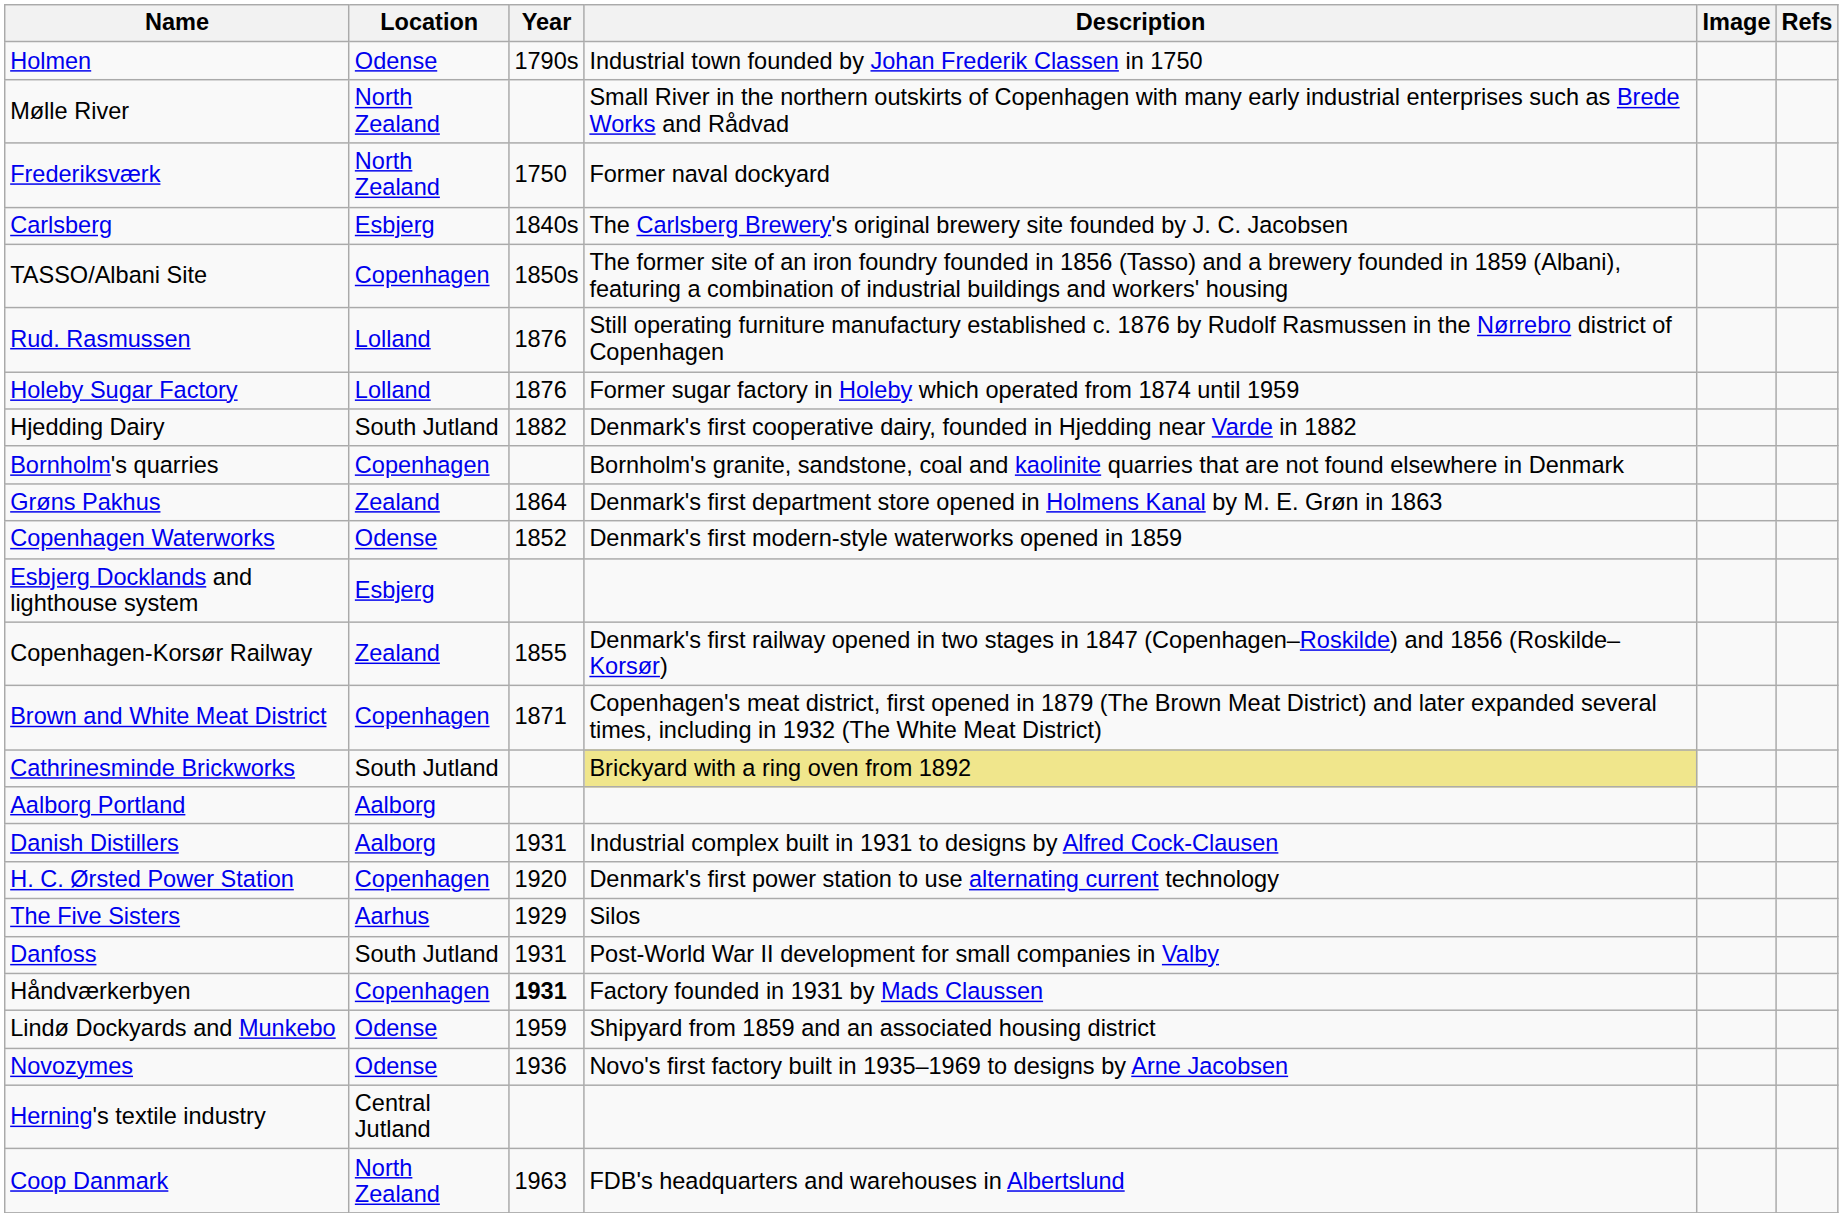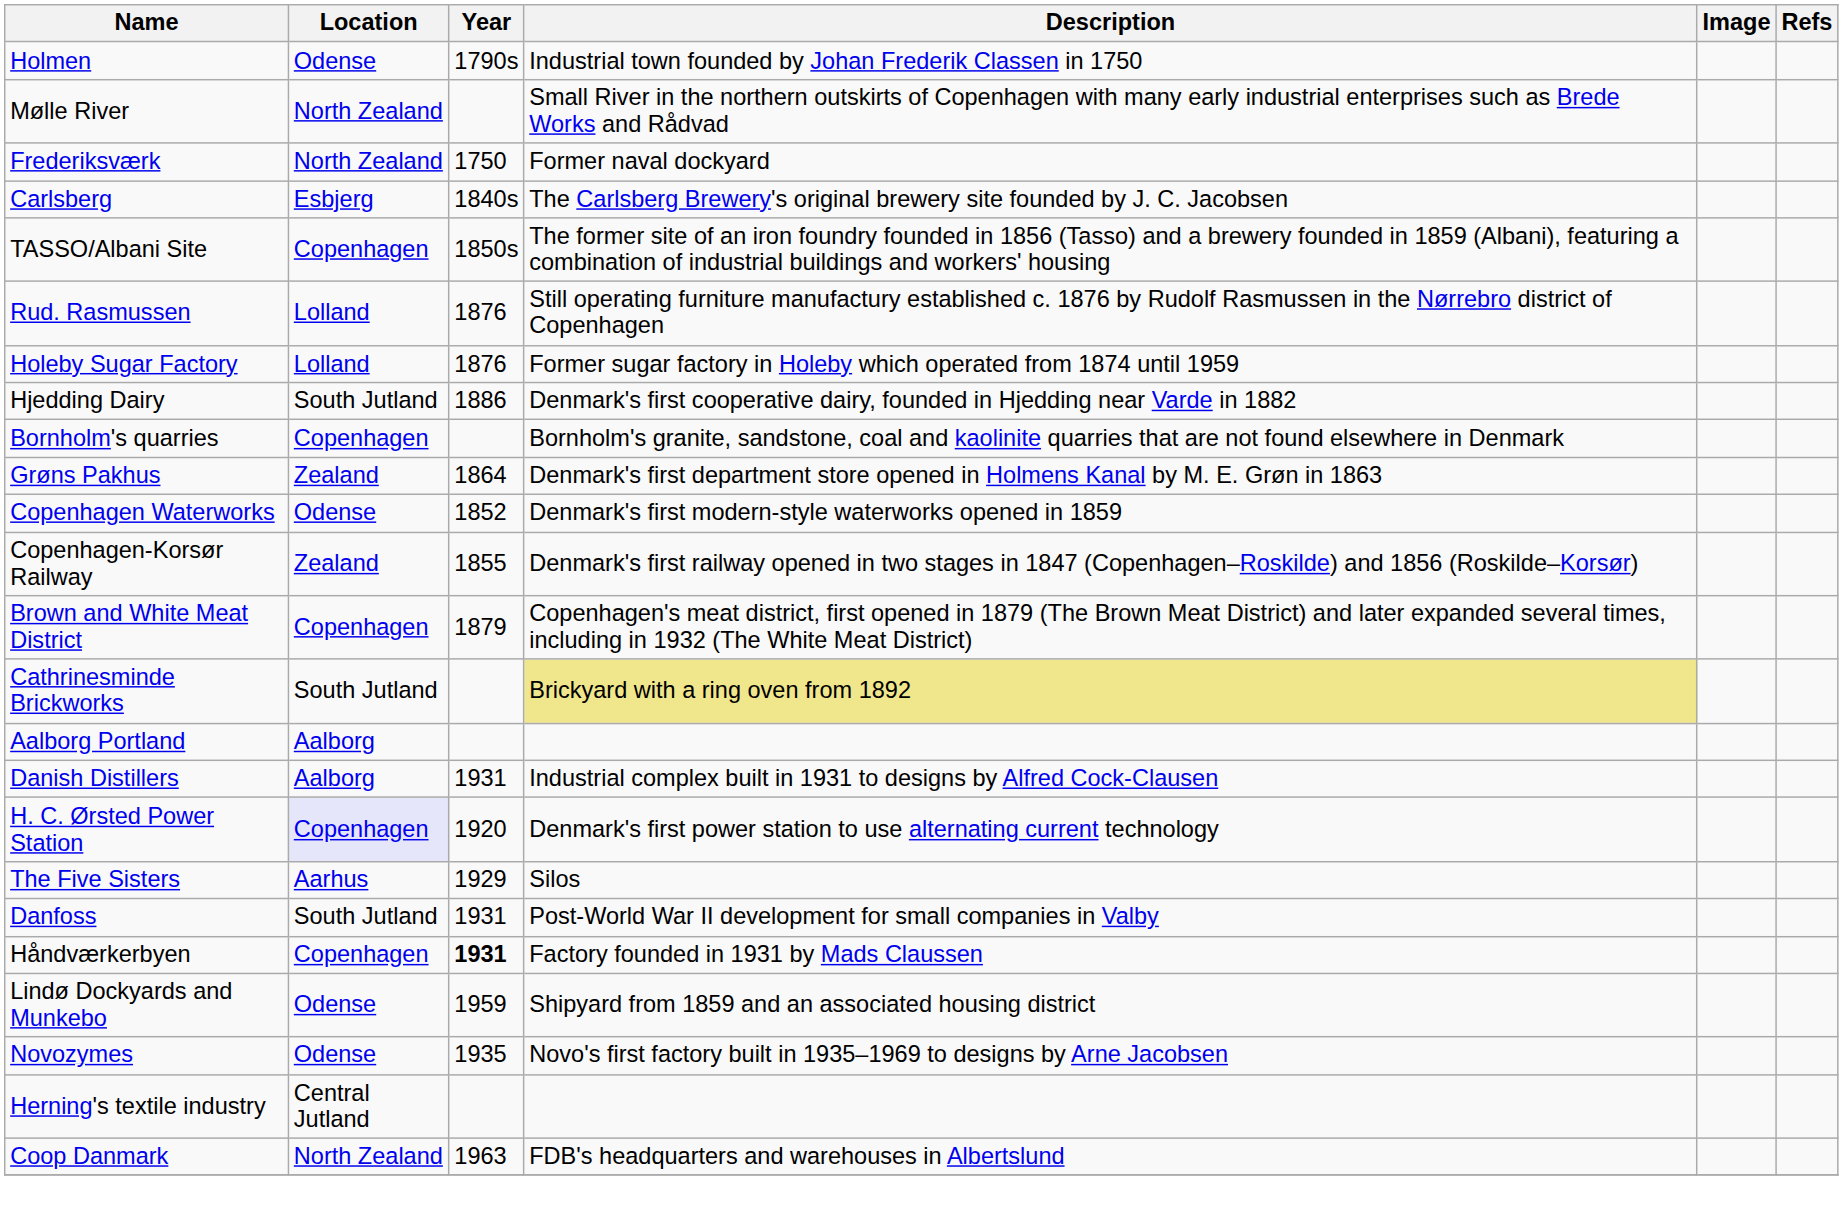(541, 427) 1882 -> (480, 400) 1886
- row: (131, 589)
(541, 717) 1871 -> (480, 627) 1879
(422, 879) no background -> (361, 829) lavender background
(541, 1066) 1936 -> (480, 1055) 1935
